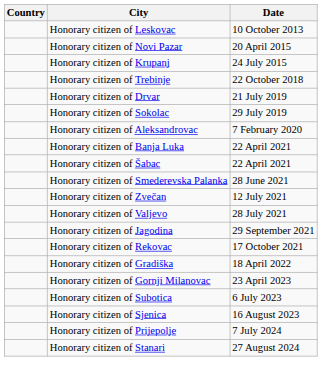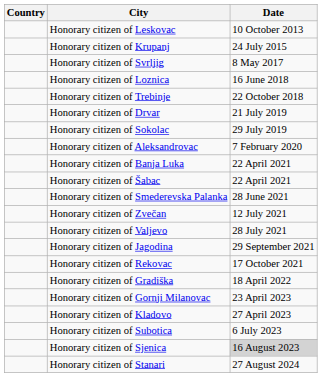- row: (116, 46)
+ row: (107, 63)
+ row: (109, 79)
+ row: (111, 314)
(266, 314) no background -> (266, 347) lightgrey background
- row: (113, 331)
